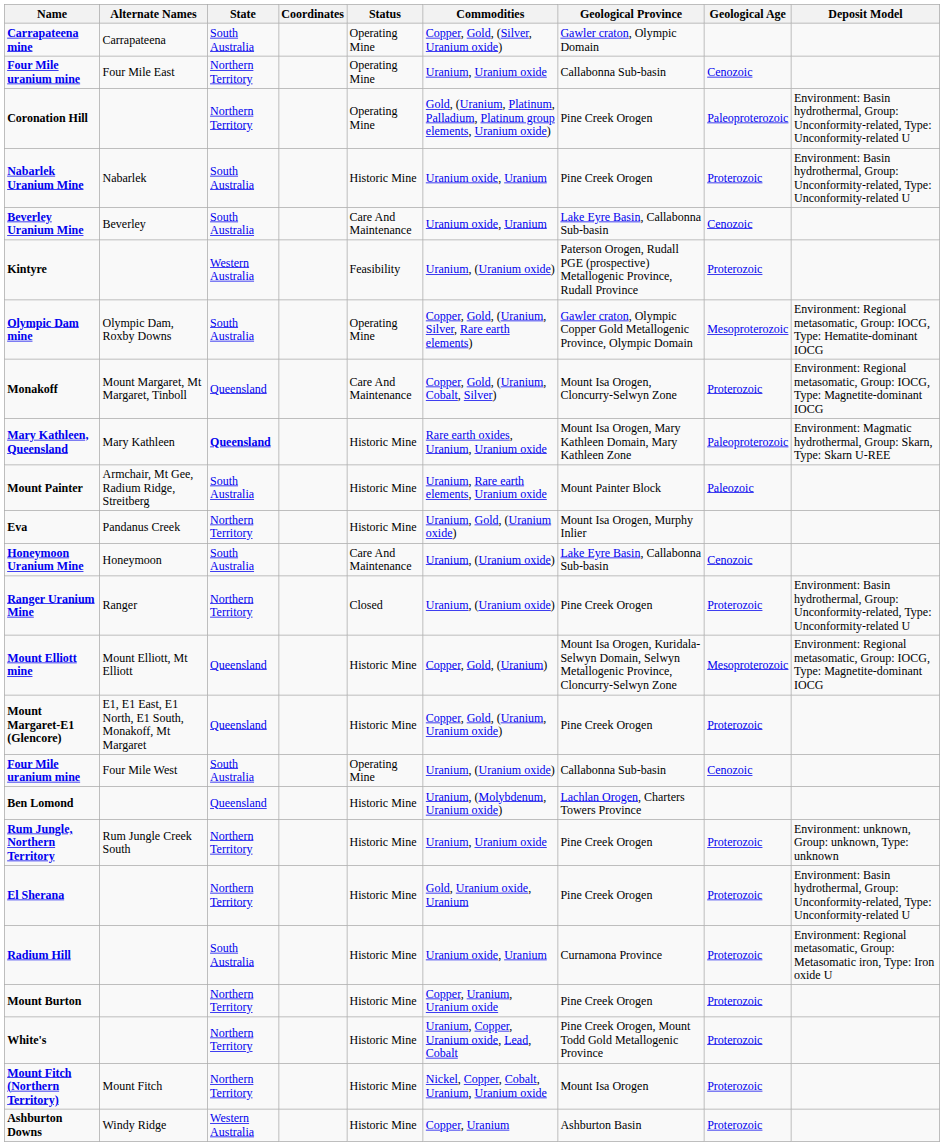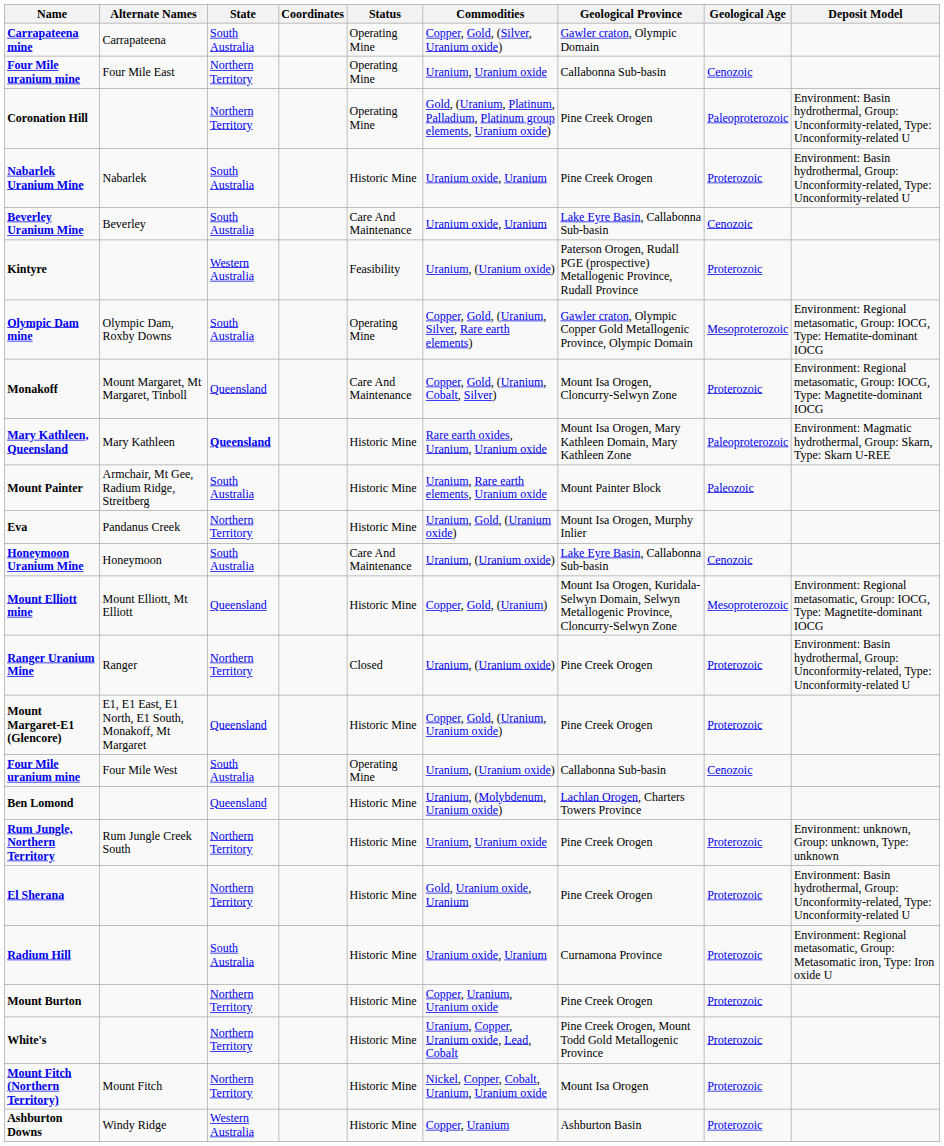rows swapped: (42, 665) <-> (51, 605)
